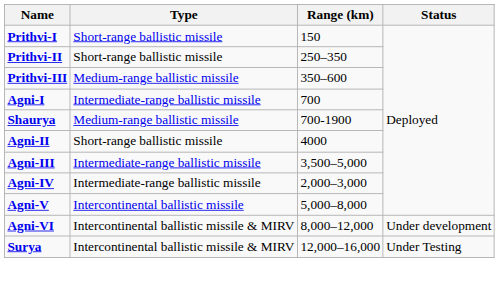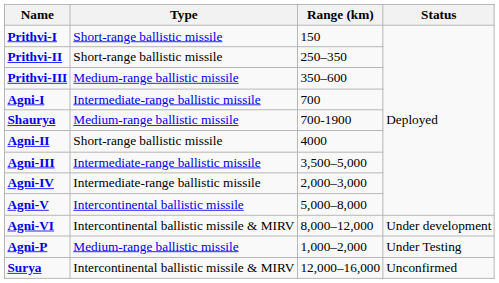+ row: (27, 246)
(424, 246) Under Testing -> (422, 267) Unconfirmed
